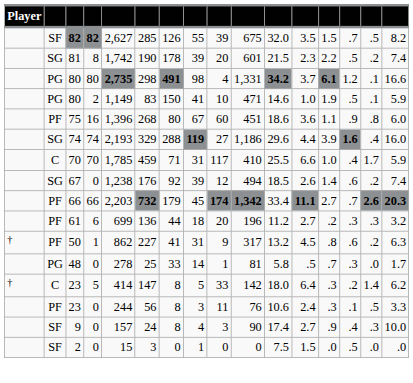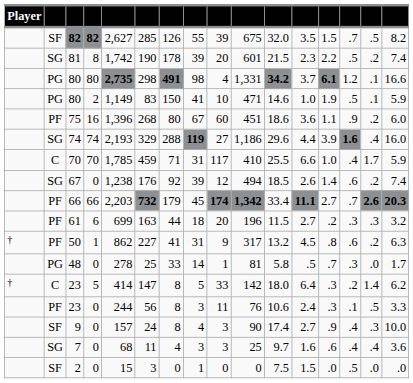(374, 119) .8 -> (374, 119) .2
(147, 221) 136 -> (147, 221) 163
(278, 221) 11.2 -> (278, 221) 11.5
+ row: (78, 347)
